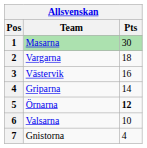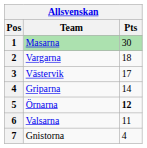(127, 74) 16 -> (127, 74) 17
(127, 120) 10 -> (126, 120) 11
